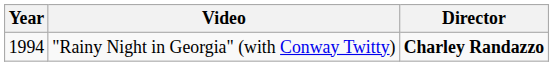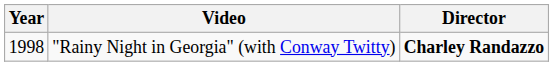(26, 46) 1994 -> (26, 46) 1998
